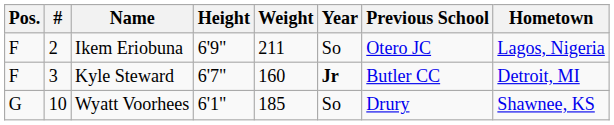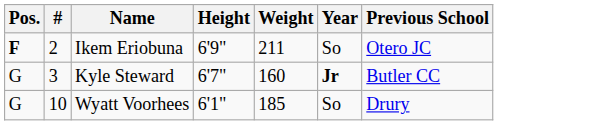- column: (551, 18)
(14, 47) normal -> (14, 47) bold
(14, 76) F -> (15, 76) G
